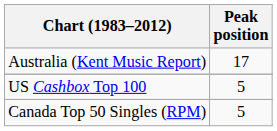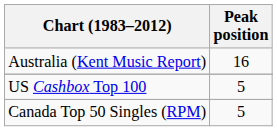(241, 61) 17 -> (241, 61) 16
